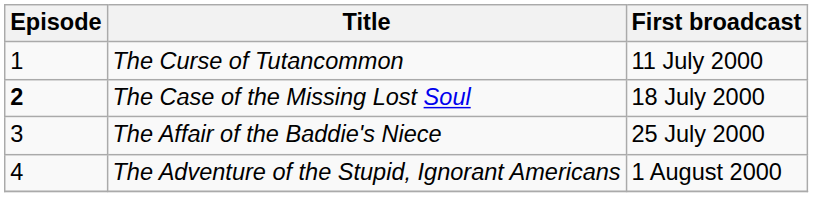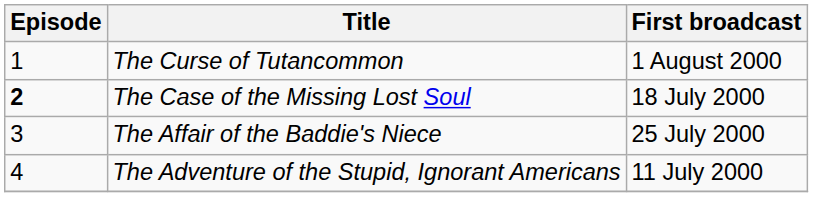(697, 60) 11 July 2000 -> (707, 60) 1 August 2000
(707, 172) 1 August 2000 -> (697, 172) 11 July 2000
